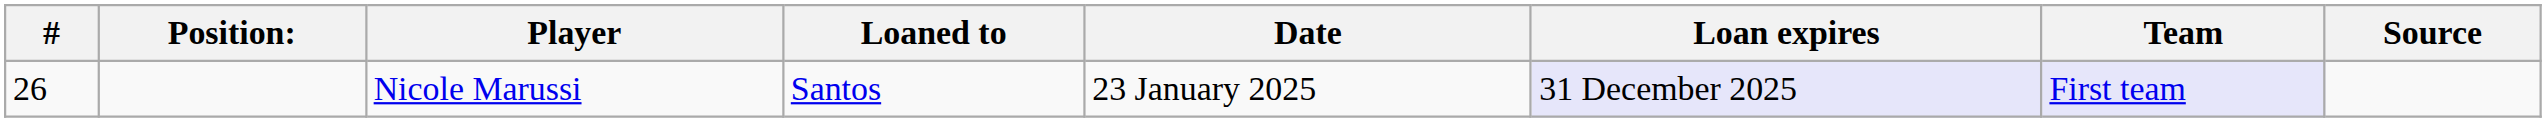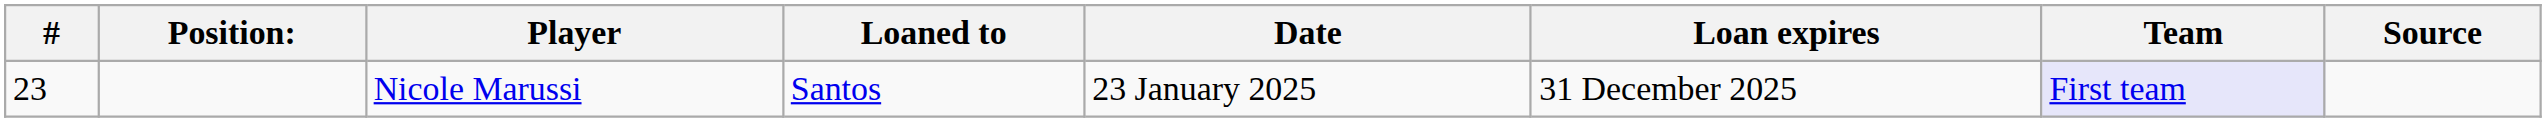(30, 88) 26 -> (30, 88) 23
(1668, 88) lavender background -> (1668, 88) no background
